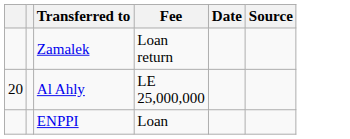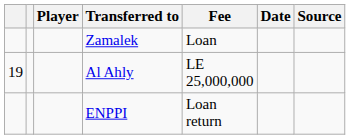+ column: (58, 16)
(155, 48) Loan return -> (201, 40) Loan
(15, 89) 20 -> (15, 72) 19
(153, 121) Loan -> (204, 113) Loan return
